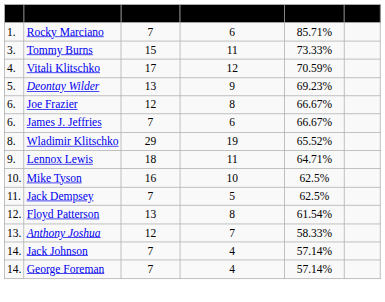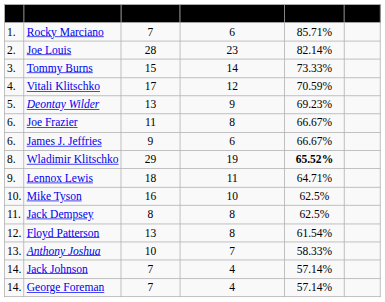+ row: (49, 50)
(232, 50) 11 -> (232, 68) 14
(150, 104) 12 -> (150, 123) 11
(150, 123) 7 -> (150, 141) 9
(314, 141) normal -> (314, 159) bold
(150, 196) 7 -> (150, 214) 8
(232, 196) 5 -> (232, 214) 8
(150, 232) 12 -> (150, 251) 10
